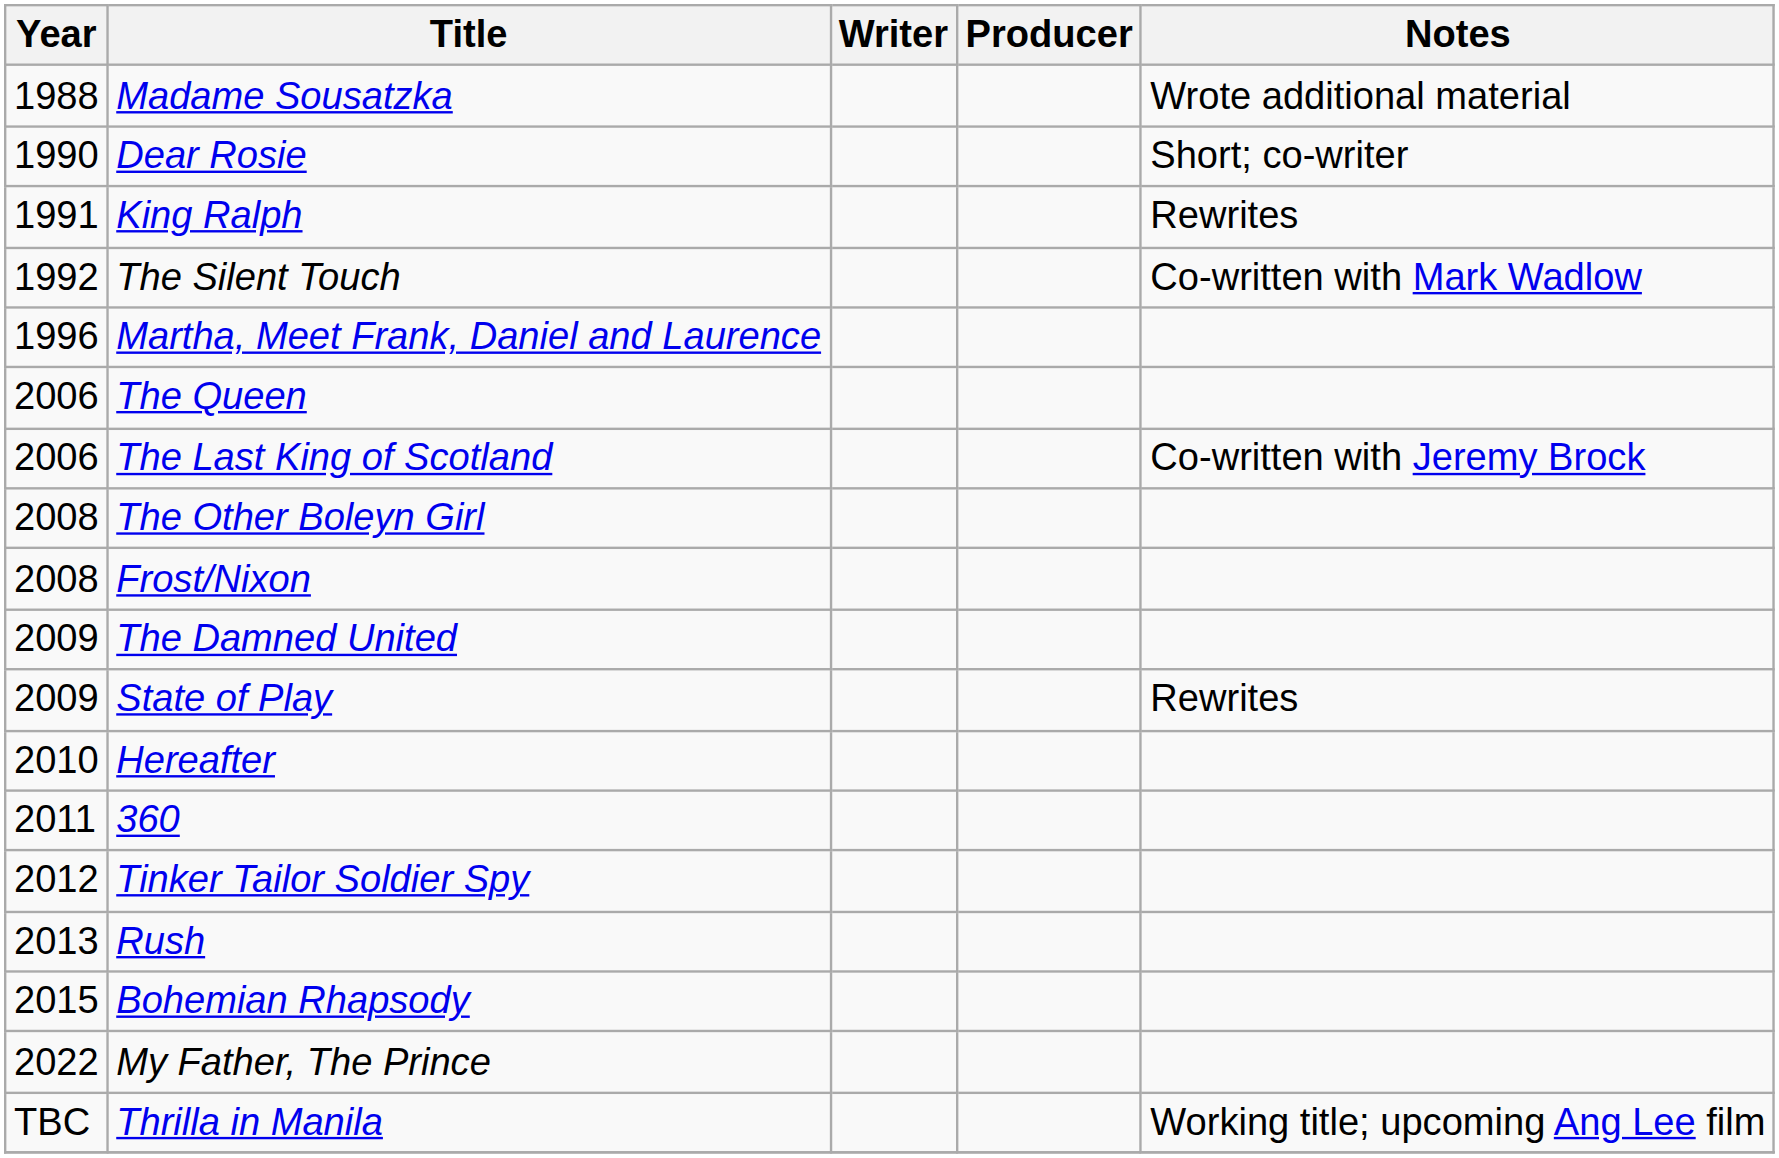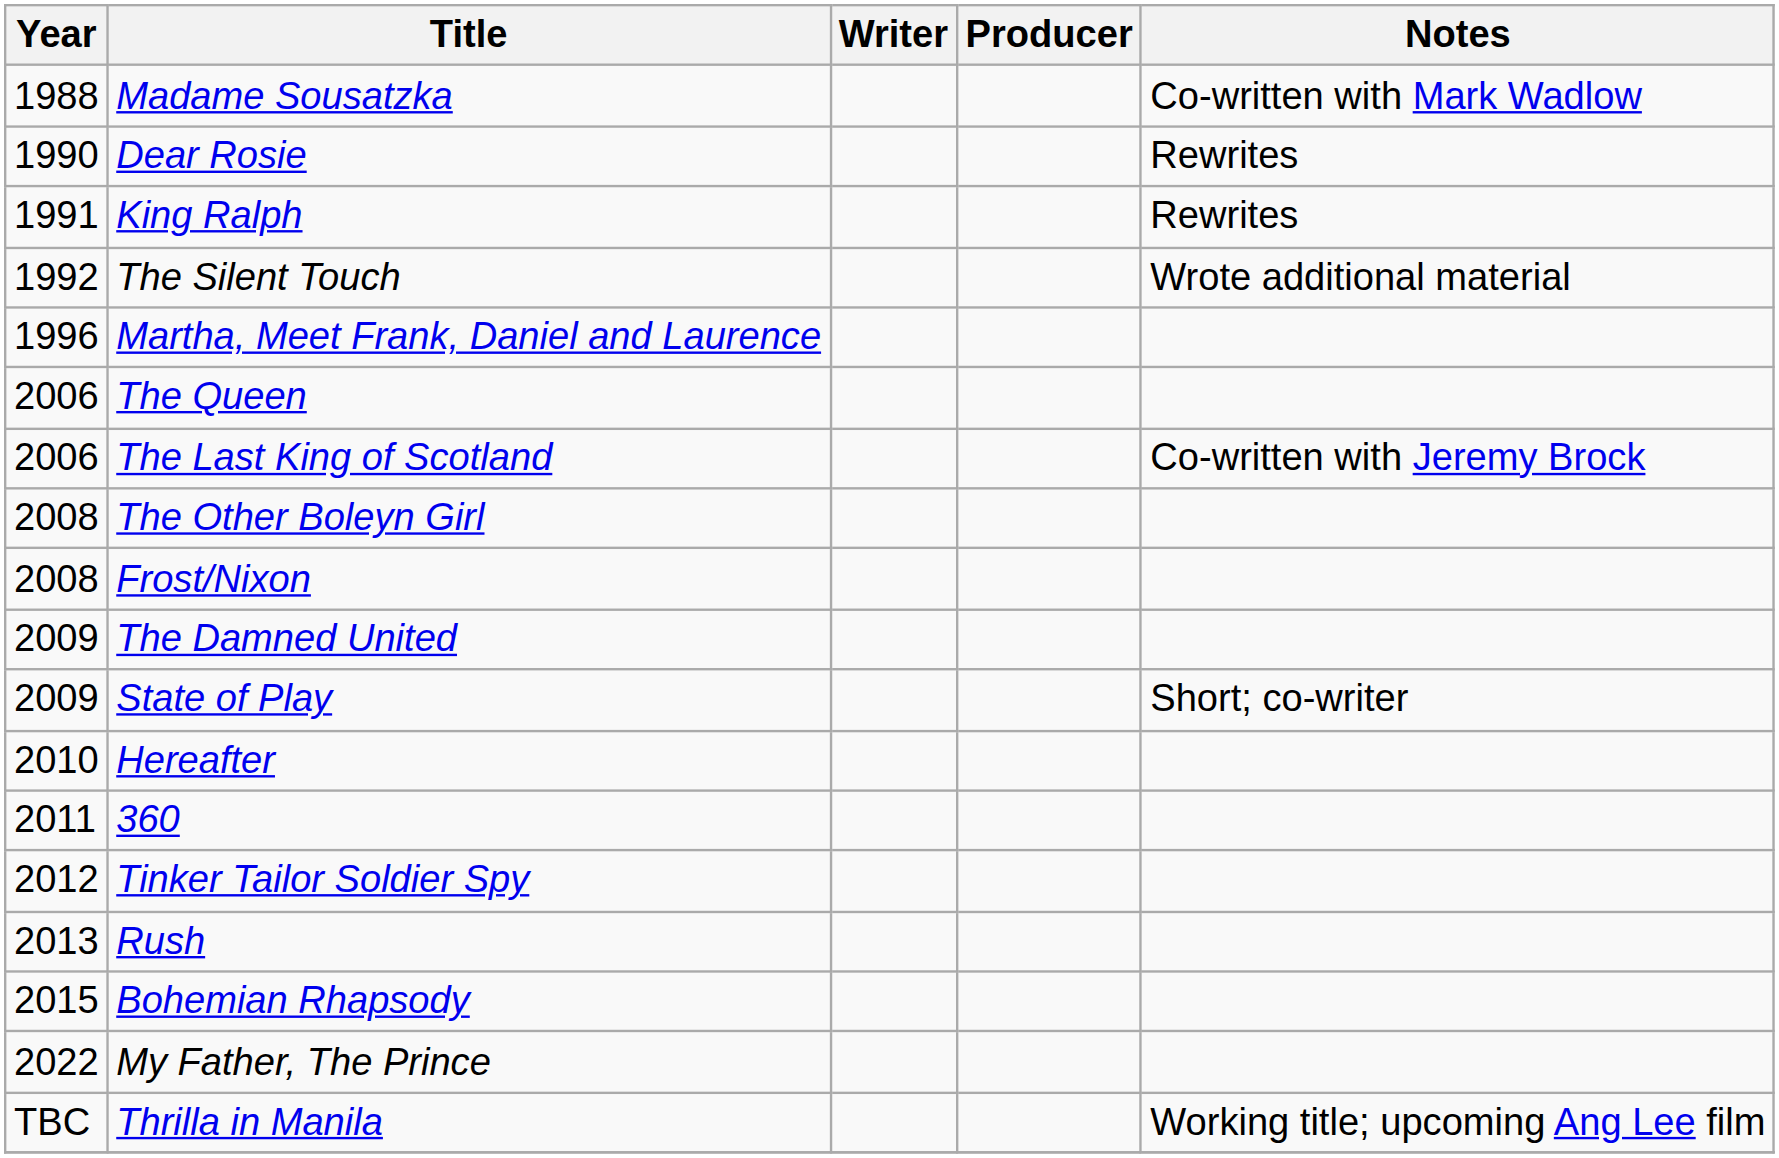(1361, 95) Wrote additional material -> (1396, 95) Co-written with Mark Wadlow
(1279, 155) Short; co-writer -> (1224, 155) Rewrites
(1396, 276) Co-written with Mark Wadlow -> (1361, 276) Wrote additional material
(1224, 699) Rewrites -> (1279, 699) Short; co-writer
